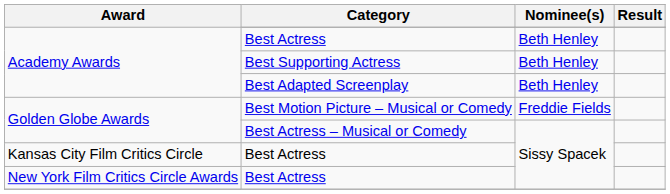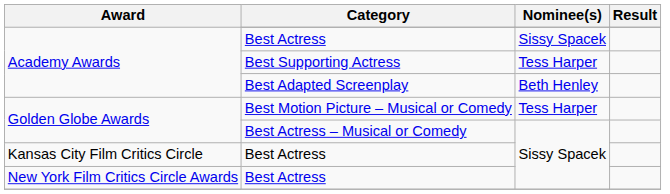(558, 39) Beth Henley -> (562, 39) Sissy Spacek
(558, 62) Beth Henley -> (558, 62) Tess Harper
(565, 108) Freddie Fields -> (558, 108) Tess Harper
